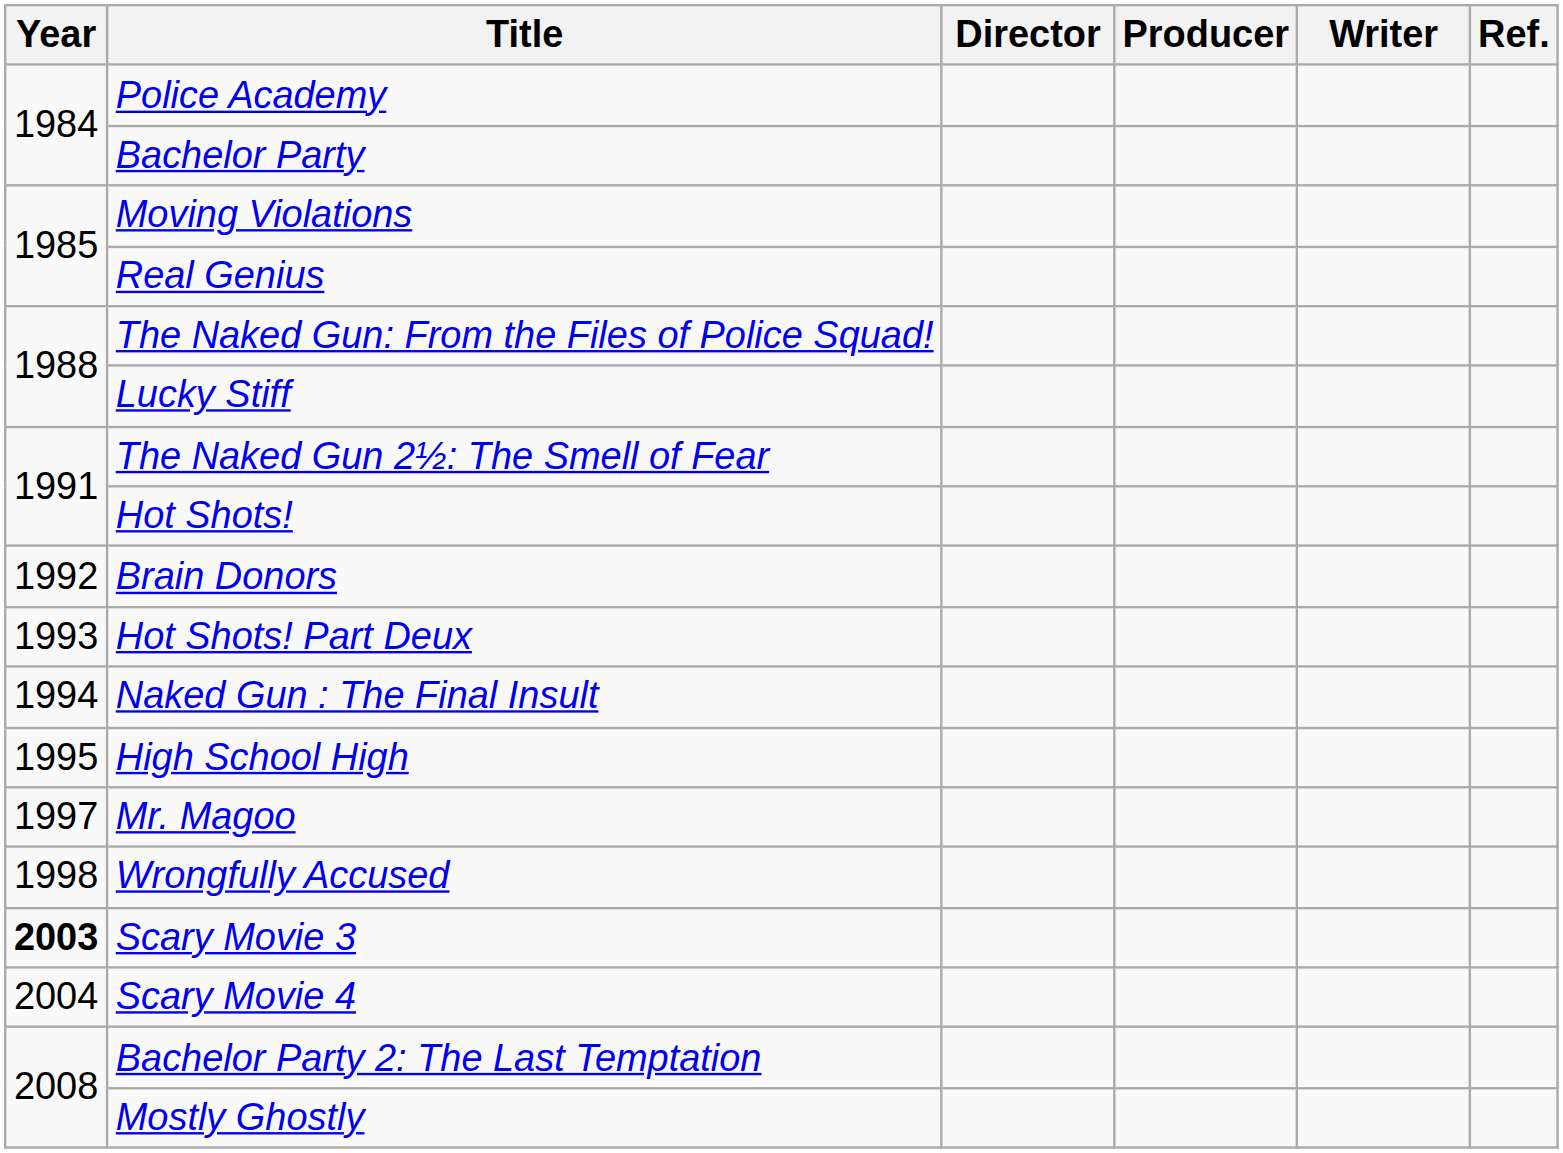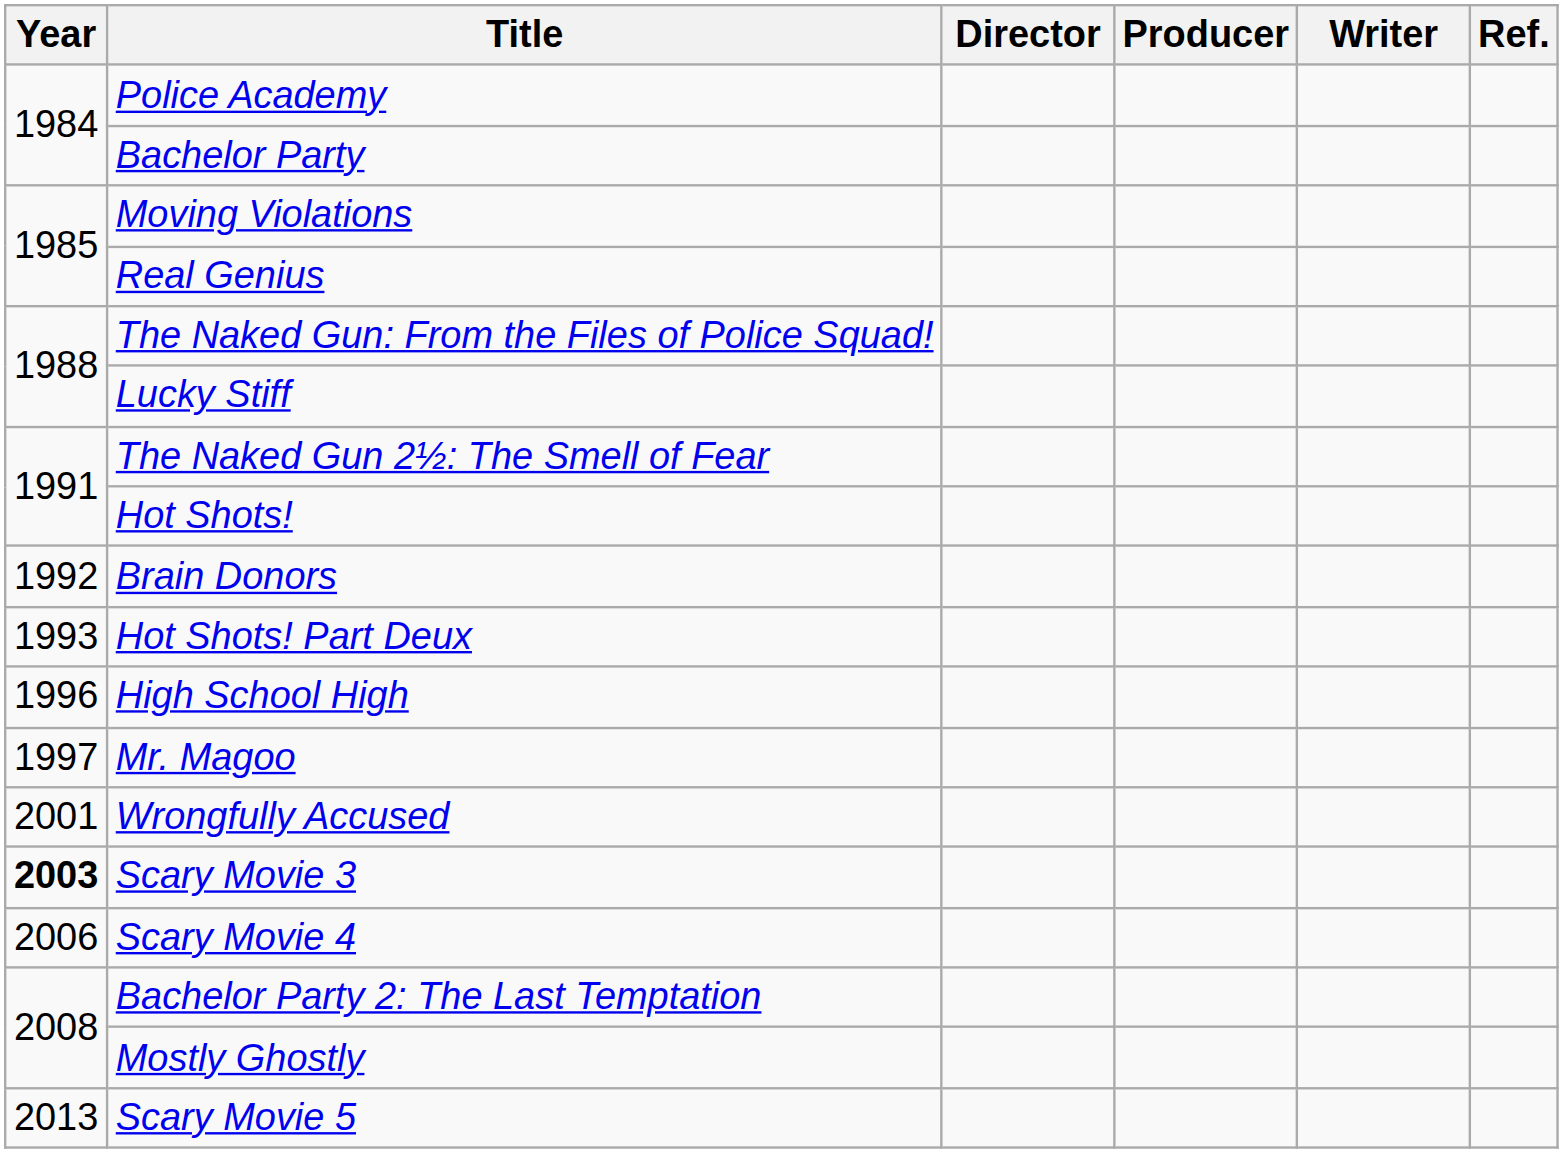- row: (357, 696)
(56, 756) 1995 -> (56, 696) 1996
(56, 876) 1998 -> (56, 816) 2001
(56, 996) 2004 -> (56, 936) 2006
+ row: (236, 1117)
